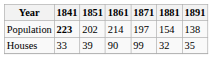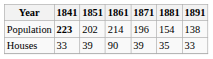(141, 29) 197 -> (141, 29) 196
(139, 45) 99 -> (139, 45) 39
(164, 45) 32 -> (164, 45) 35
(190, 45) 35 -> (190, 45) 33
